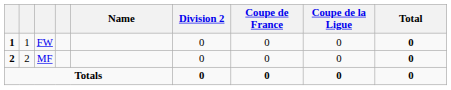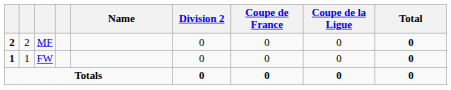rows swapped: (45, 42) <-> (45, 59)
